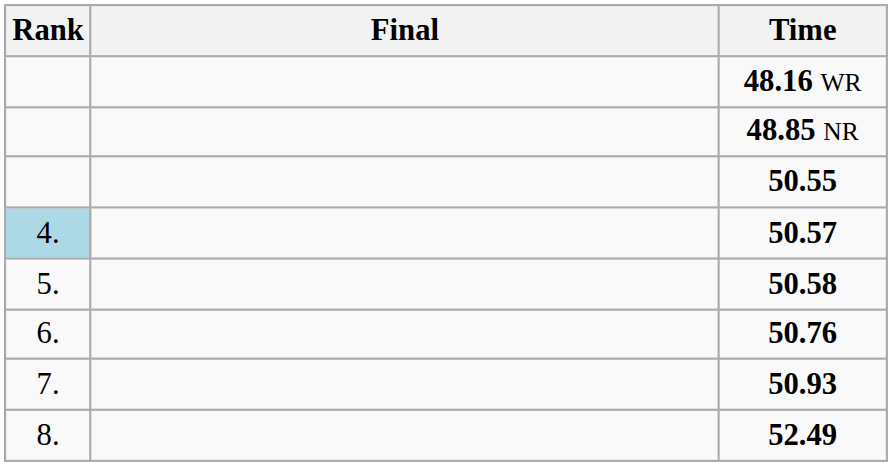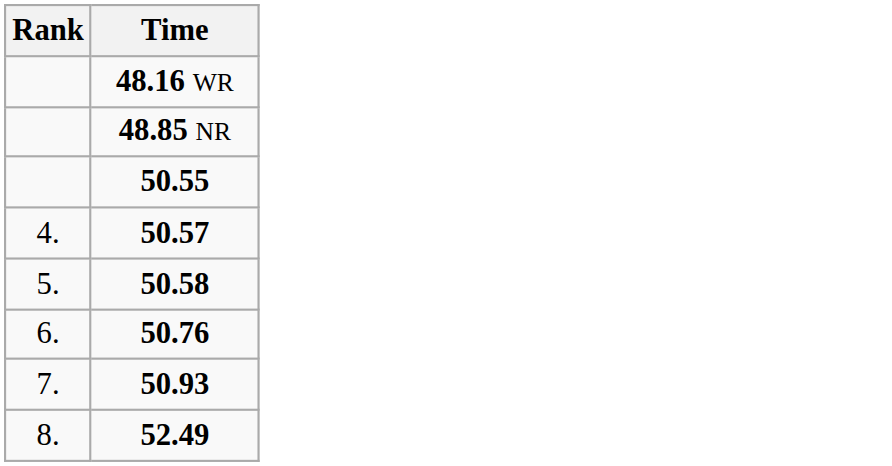- column: (405, 30)
(48, 232) lightblue background -> (48, 232) no background
